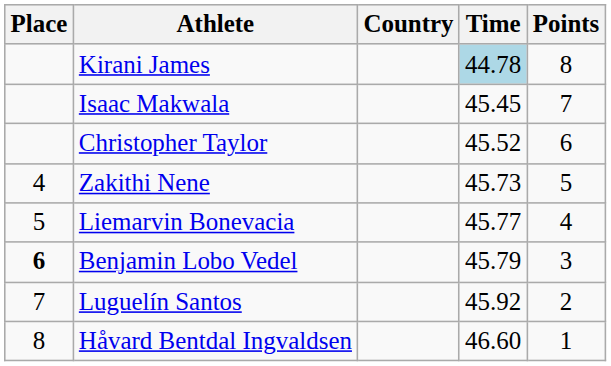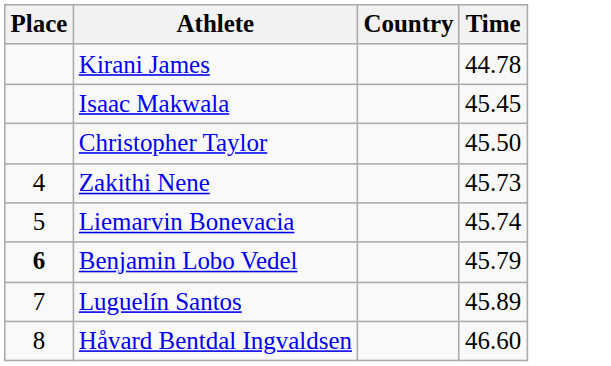- column: (566, 24)
(493, 63) lightblue background -> (493, 63) no background
(493, 143) 45.52 -> (493, 143) 45.50
(493, 222) 45.77 -> (493, 222) 45.74
(493, 301) 45.92 -> (493, 301) 45.89
